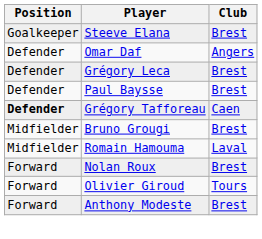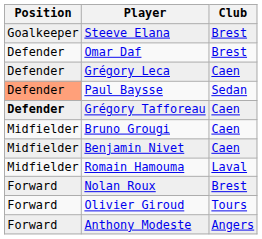(233, 53) Angers -> (229, 53) Brest
(229, 72) Brest -> (226, 72) Caen
(36, 91) no background -> (36, 91) lightsalmon background
(229, 91) Brest -> (229, 91) Sedan
(229, 129) Brest -> (226, 129) Caen
+ row: (134, 148)
(229, 206) Brest -> (233, 225) Angers
